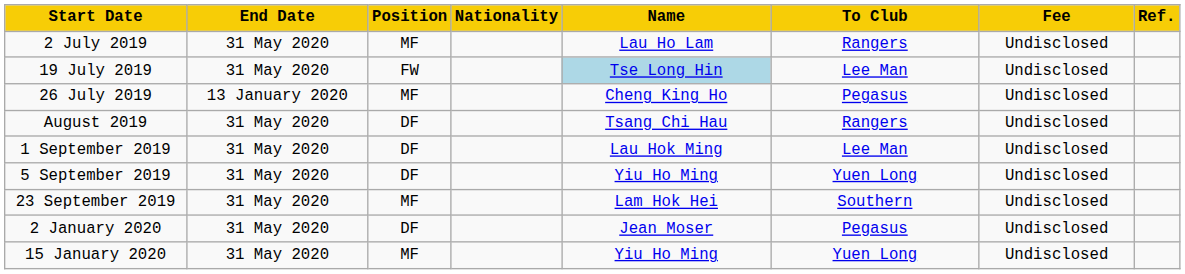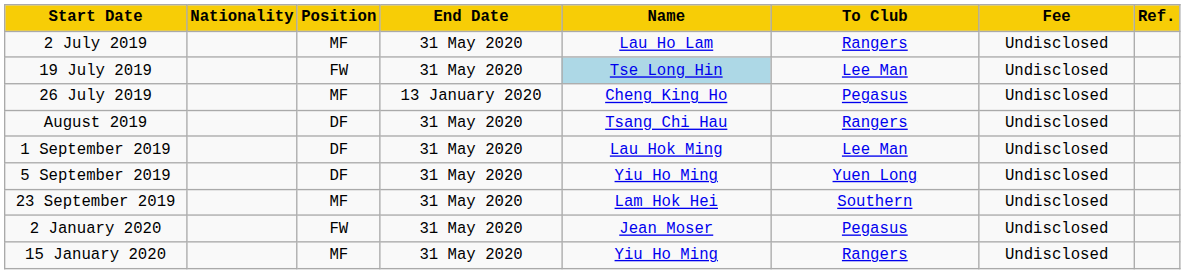columns swapped: (277, 18) <-> (506, 18)
(410, 228) DF -> (339, 228) FW
(875, 255) Yuen Long -> (875, 255) Rangers
